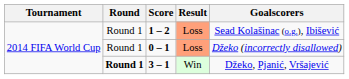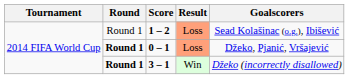(125, 48) normal -> (125, 48) bold
(277, 48) Džeko (incorrectly disallowed) -> (277, 48) Džeko, Pjanić, Vršajević
(277, 65) Džeko, Pjanić, Vršajević -> (277, 65) Džeko (incorrectly disallowed)
